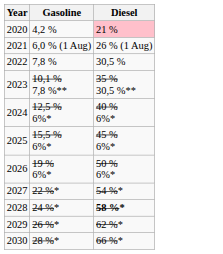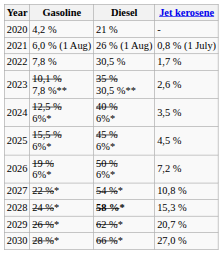+ column: (187, 12)
(107, 29) pink background -> (107, 29) no background
